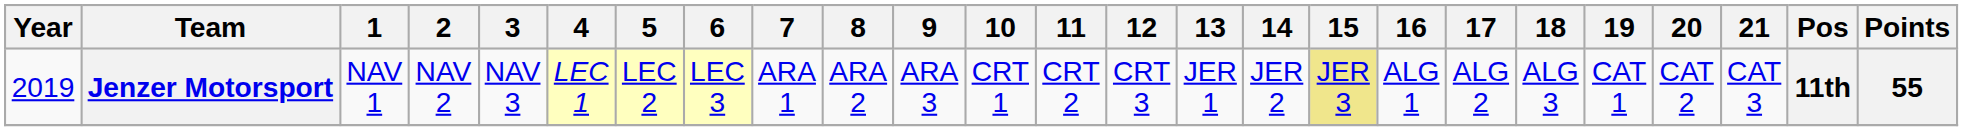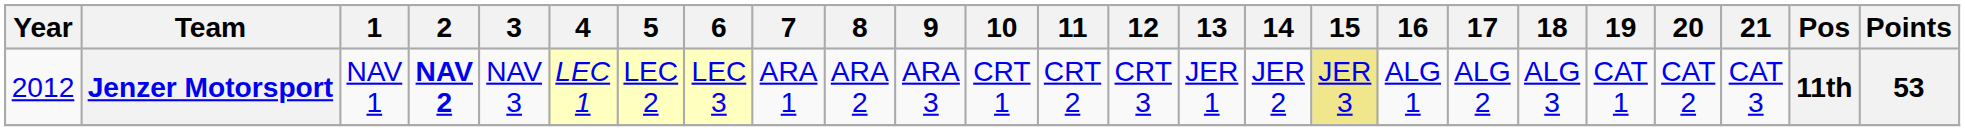(43, 87) 2019 -> (43, 87) 2012
(443, 87) normal -> (444, 87) bold
(1907, 87) 55 -> (1909, 87) 53
